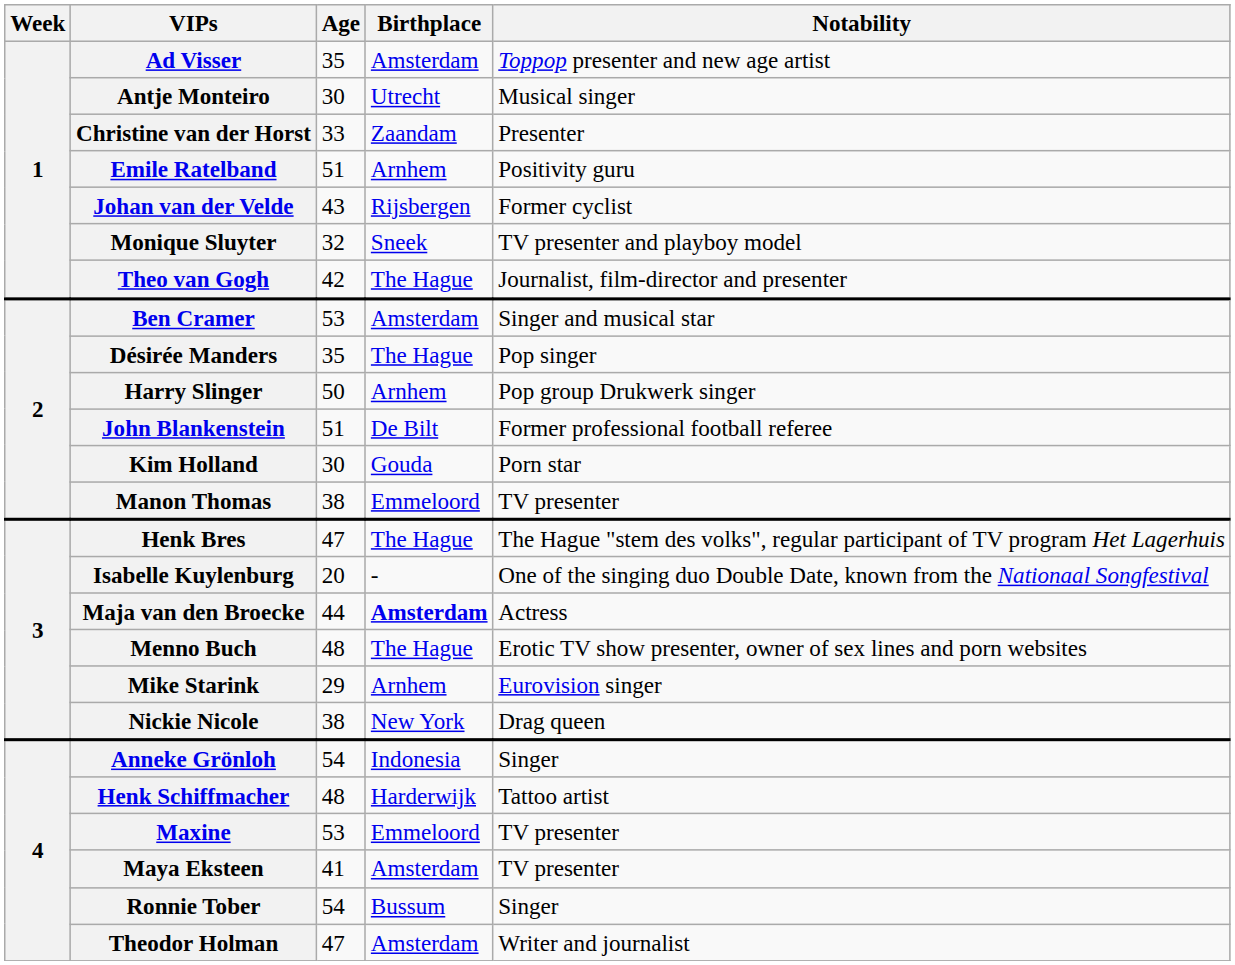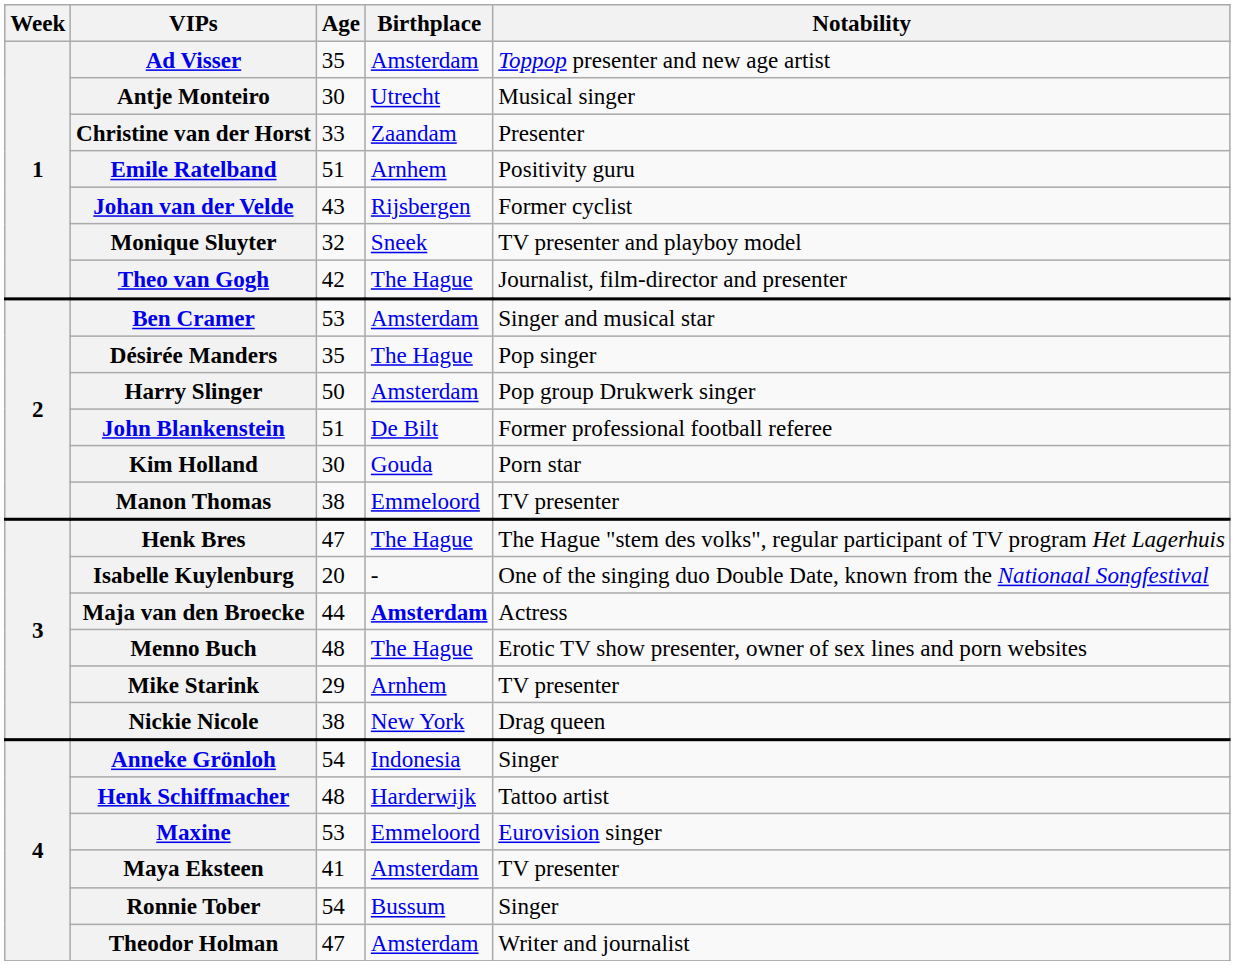(409, 391) Arnhem -> (425, 391) Amsterdam
(580, 685) Eurovision singer -> (559, 685) TV presenter
(559, 832) TV presenter -> (580, 832) Eurovision singer
